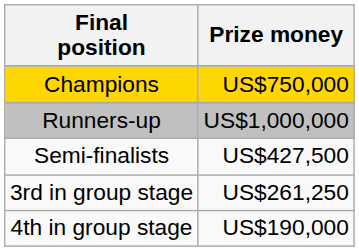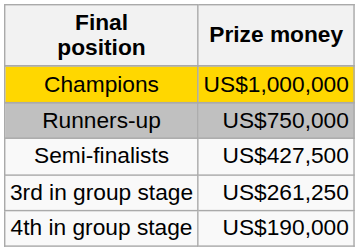(286, 84) US$750,000 -> (276, 84) US$1,000,000
(276, 120) US$1,000,000 -> (286, 120) US$750,000
